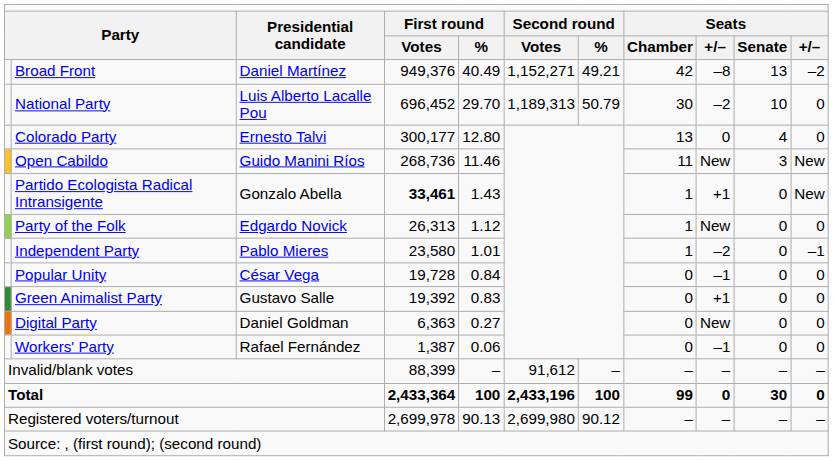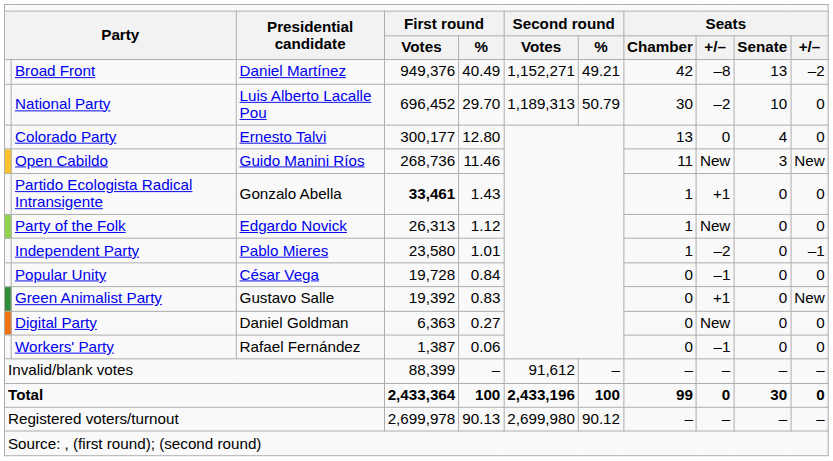(809, 193) New -> (820, 193) 0
(820, 298) 0 -> (809, 298) New
